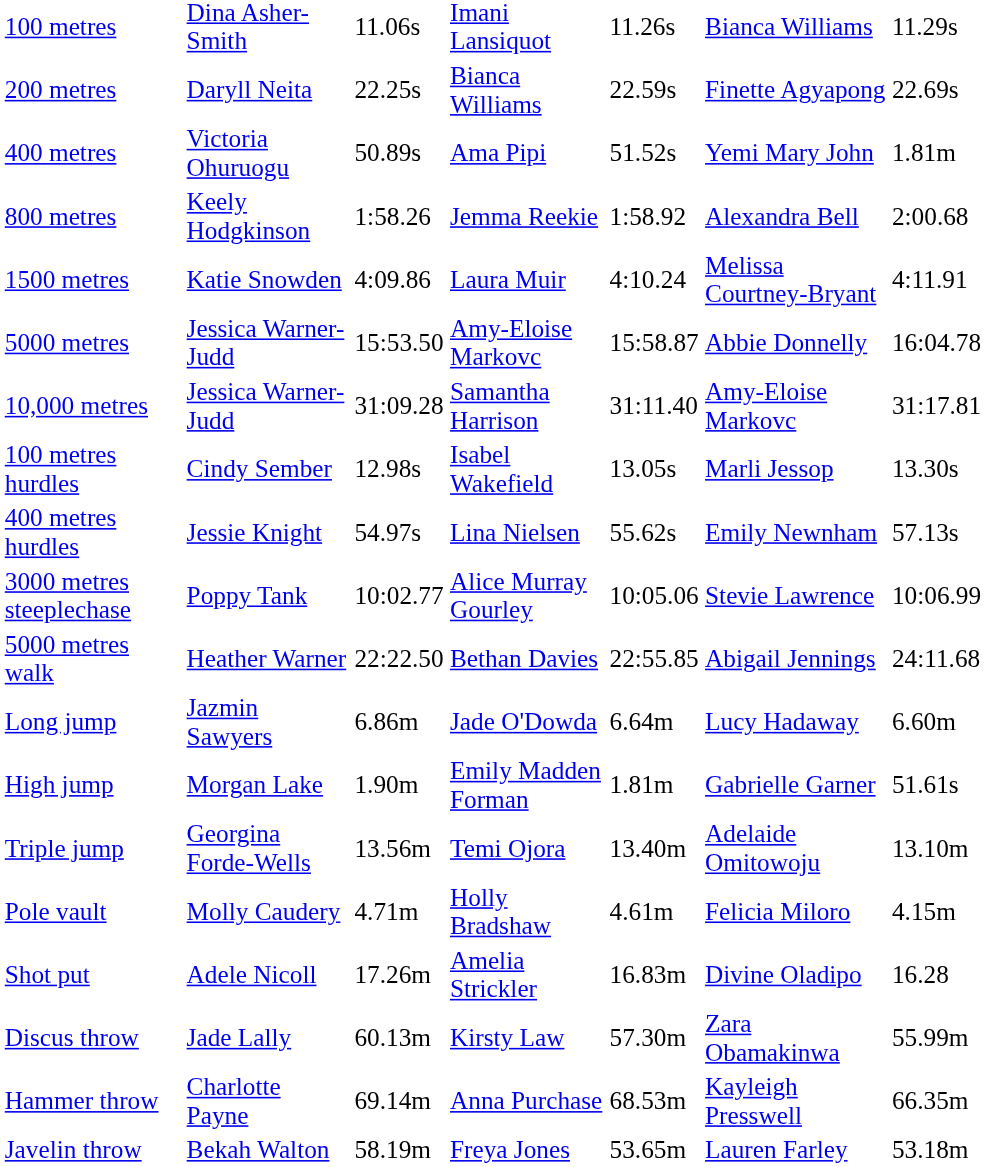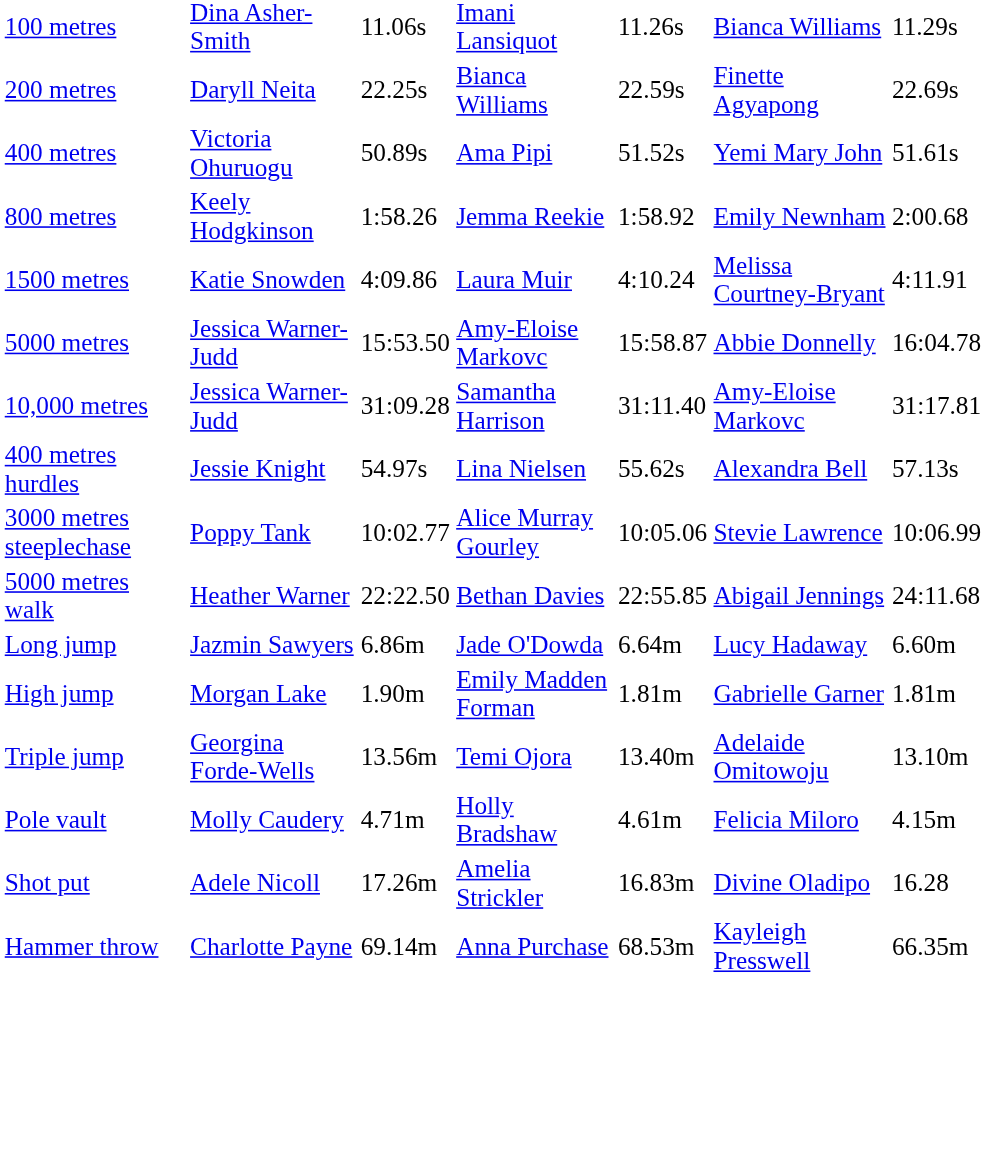(924, 153) 1.81m -> (925, 153) 51.61s
(782, 216) Alexandra Bell -> (800, 216) Emily Newnham
- row: (61, 469)
(791, 532) Emily Newnham -> (790, 469) Alexandra Bell
(925, 785) 51.61s -> (924, 693) 1.81m
- row: (72, 1038)
- row: (73, 1150)
